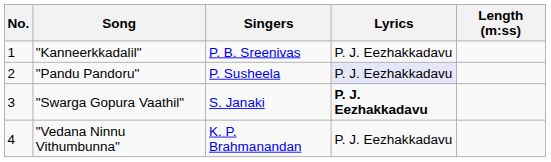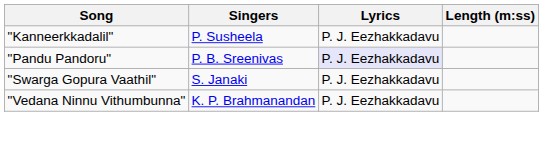- column: (18, 23)
(255, 52) P. B. Sreenivas -> (227, 37) P. Susheela
(245, 73) P. Susheela -> (237, 58) P. B. Sreenivas
(381, 102) bold -> (380, 80) normal
